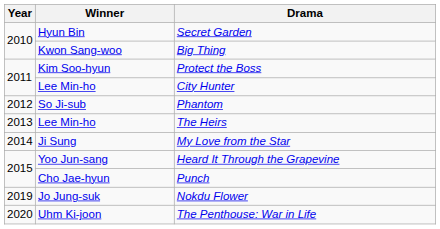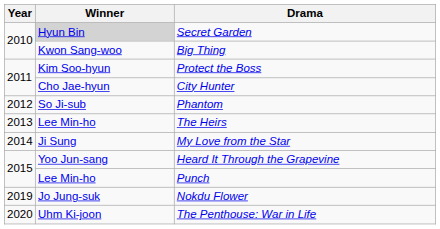(61, 31) no background -> (61, 31) lightgrey background
(67, 86) Lee Min-ho -> (74, 86) Cho Jae-hyun
(74, 178) Cho Jae-hyun -> (67, 178) Lee Min-ho
